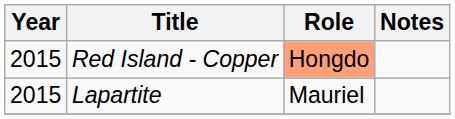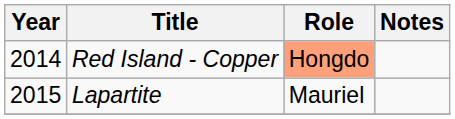(36, 59) 2015 -> (36, 59) 2014
